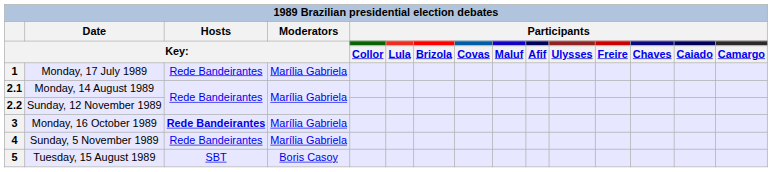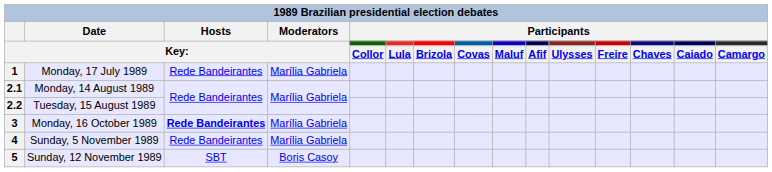(94, 106) Sunday, 12 November 1989 -> (94, 106) Tuesday, 15 August 1989
(94, 158) Tuesday, 15 August 1989 -> (94, 158) Sunday, 12 November 1989
